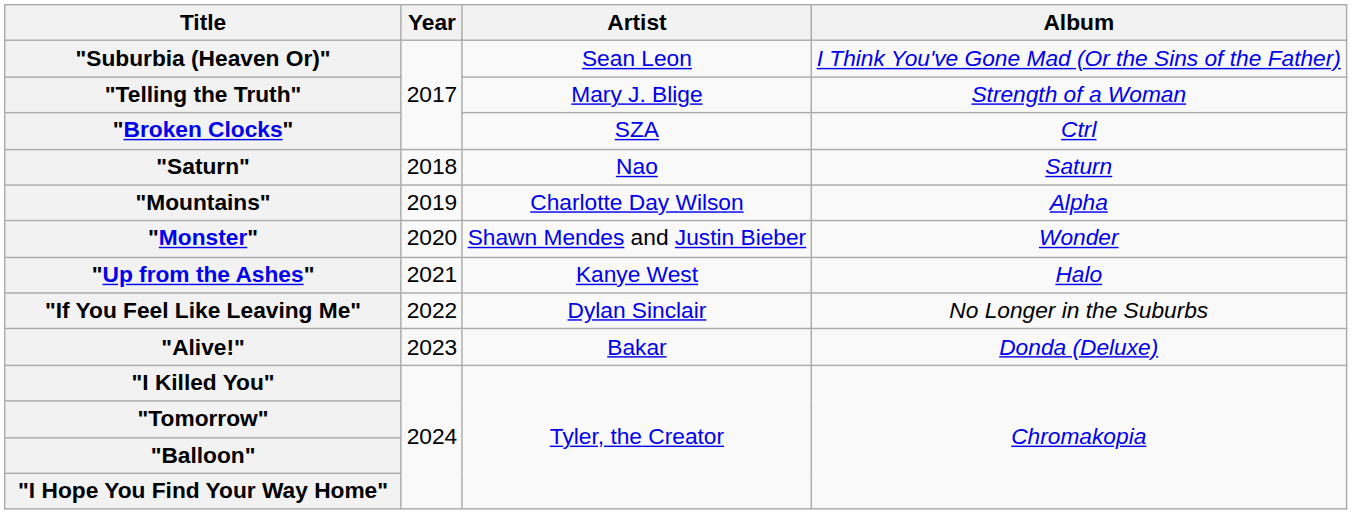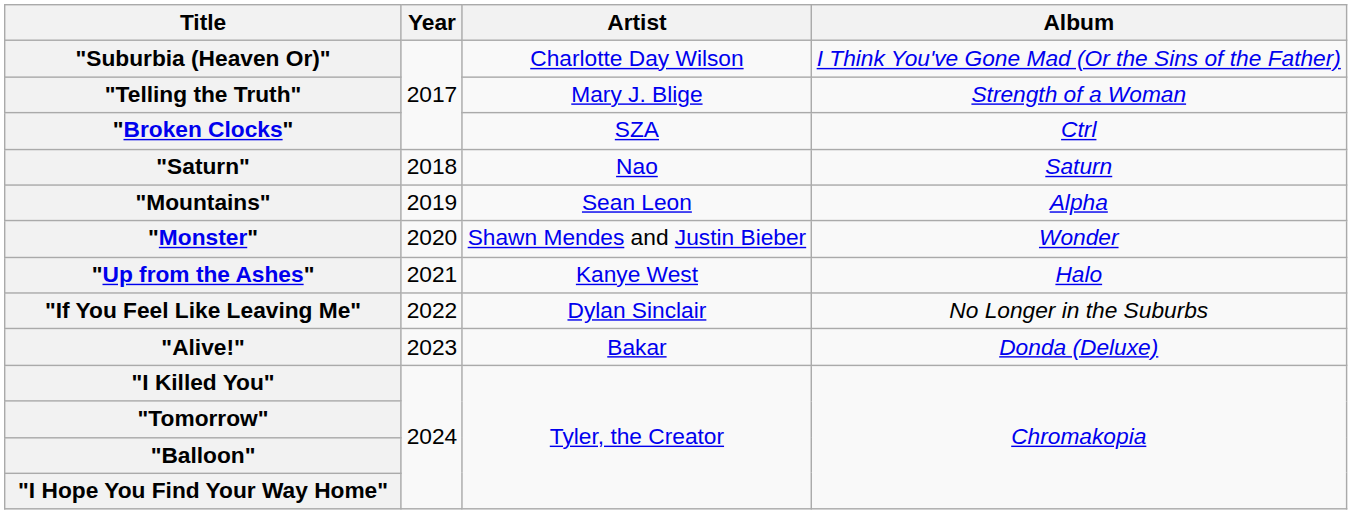(637, 58) Sean Leon -> (637, 58) Charlotte Day Wilson
(637, 202) Charlotte Day Wilson -> (637, 202) Sean Leon
